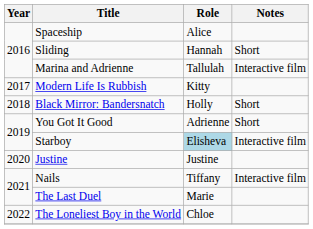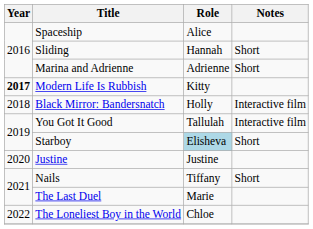(205, 68) Tallulah -> (208, 68) Adrienne
(270, 68) Interactive film -> (247, 68) Short
(19, 86) normal -> (19, 86) bold
(247, 104) Short -> (270, 104) Interactive film
(208, 123) Adrienne -> (205, 123) Tallulah
(247, 123) Short -> (270, 123) Interactive film
(270, 141) Interactive film -> (247, 141) Short
(270, 178) Interactive film -> (247, 178) Short
